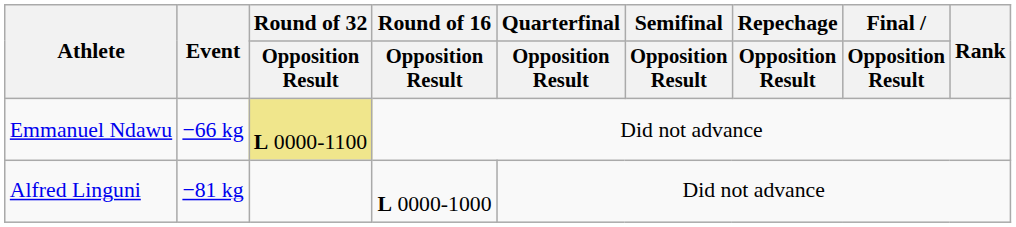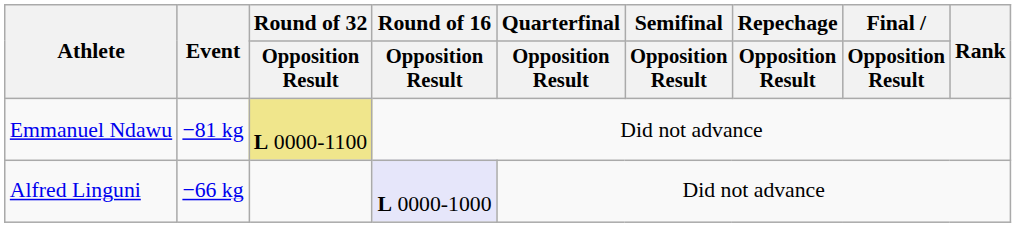(213, 129) −66 kg -> (213, 129) −81 kg
(213, 191) −81 kg -> (213, 191) −66 kg
(434, 203) no background -> (434, 203) lavender background
